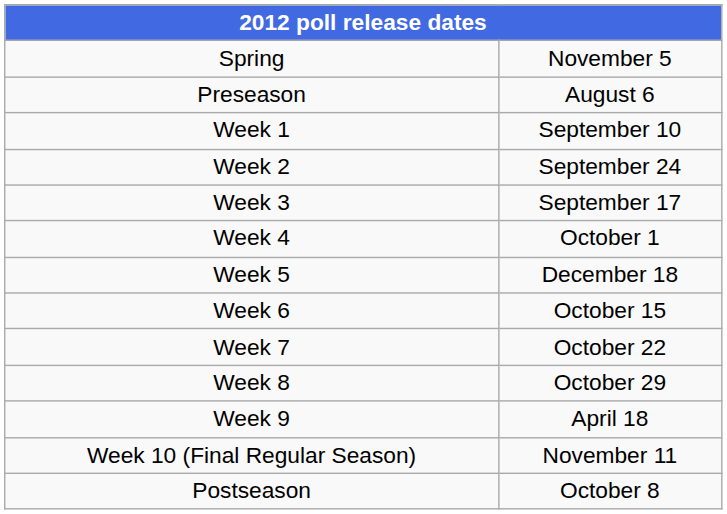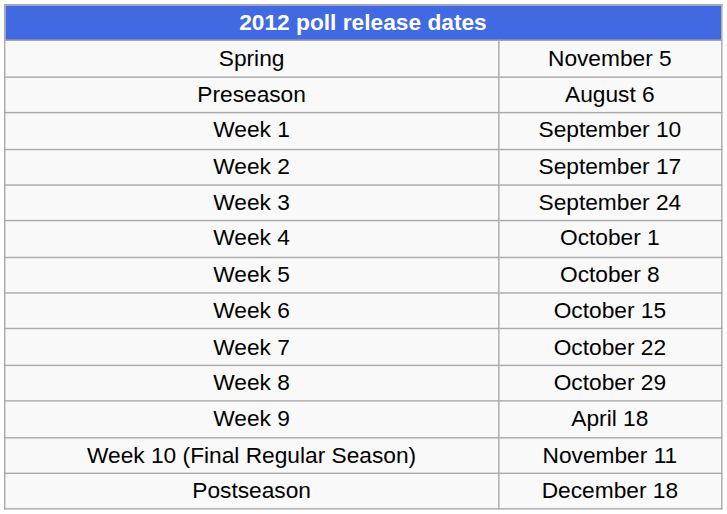(610, 166) September 24 -> (610, 166) September 17
(610, 202) September 17 -> (610, 202) September 24
(610, 274) December 18 -> (610, 274) October 8
(610, 490) October 8 -> (610, 490) December 18
